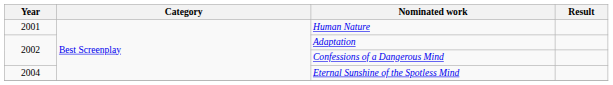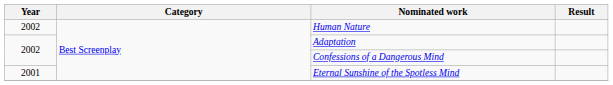(31, 27) 2001 -> (31, 27) 2002
(31, 73) 2004 -> (31, 73) 2001
